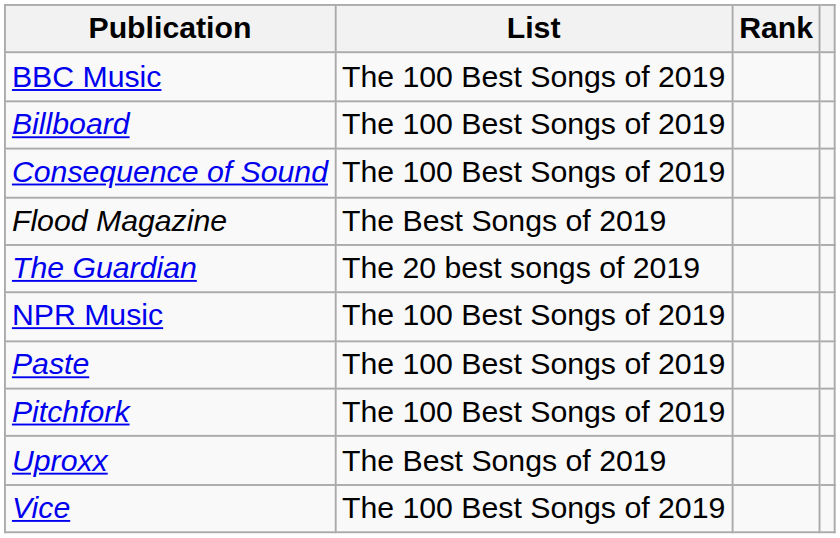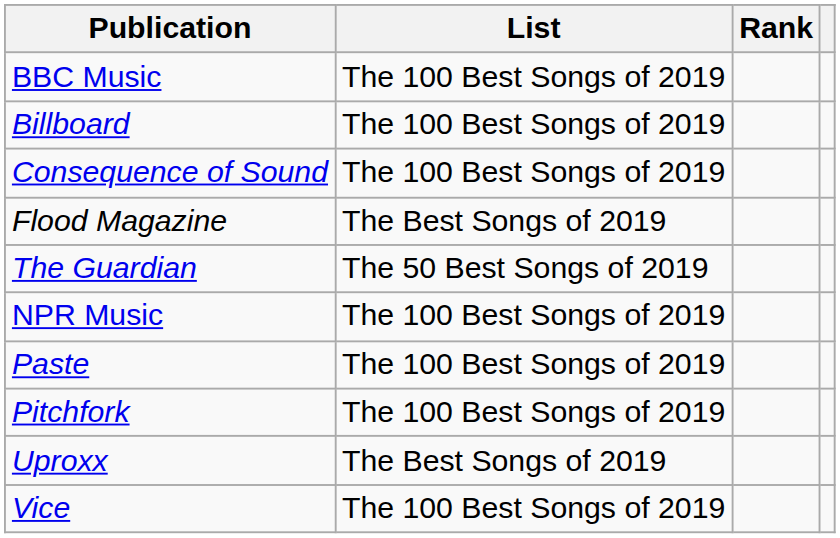(521, 268) The 20 best songs of 2019 -> (525, 268) The 50 Best Songs of 2019
